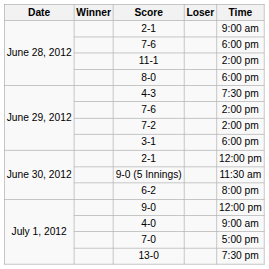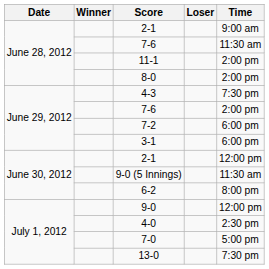(240, 45) 6:00 pm -> (240, 45) 11:30 am
(240, 77) 6:00 pm -> (240, 77) 2:00 pm
(240, 126) 2:00 pm -> (240, 126) 6:00 pm
(240, 223) 9:00 am -> (240, 223) 2:30 pm
